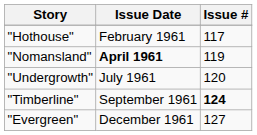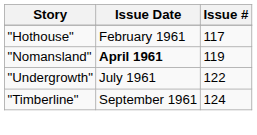(214, 78) 120 -> (214, 78) 122
(214, 99) bold -> (214, 99) normal
- row: (43, 120)
